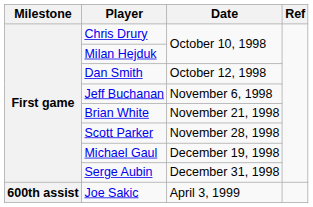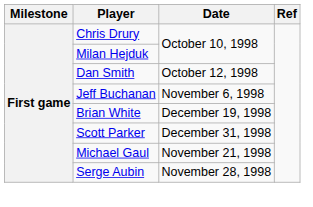(225, 113) November 21, 1998 -> (216, 113) December 19, 1998
(225, 133) November 28, 1998 -> (216, 133) December 31, 1998
(225, 152) December 19, 1998 -> (216, 152) November 21, 1998
(225, 172) December 31, 1998 -> (216, 172) November 28, 1998
- row: (112, 192)
